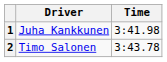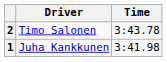rows swapped: (10, 31) <-> (10, 48)
